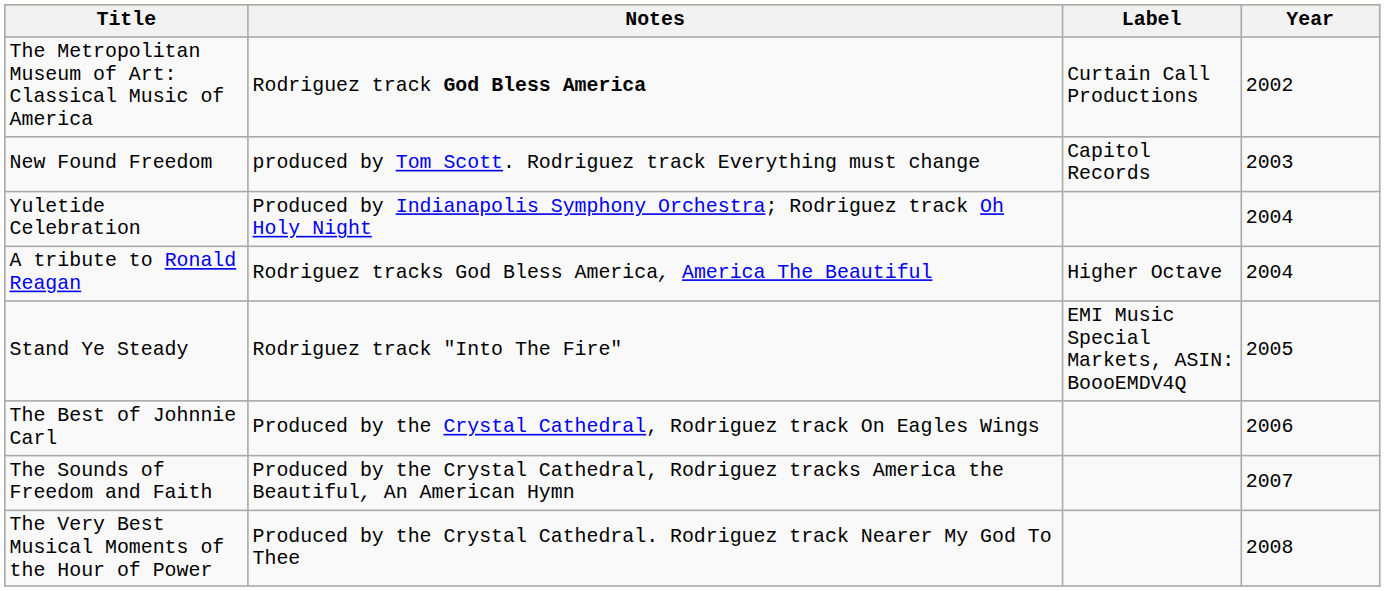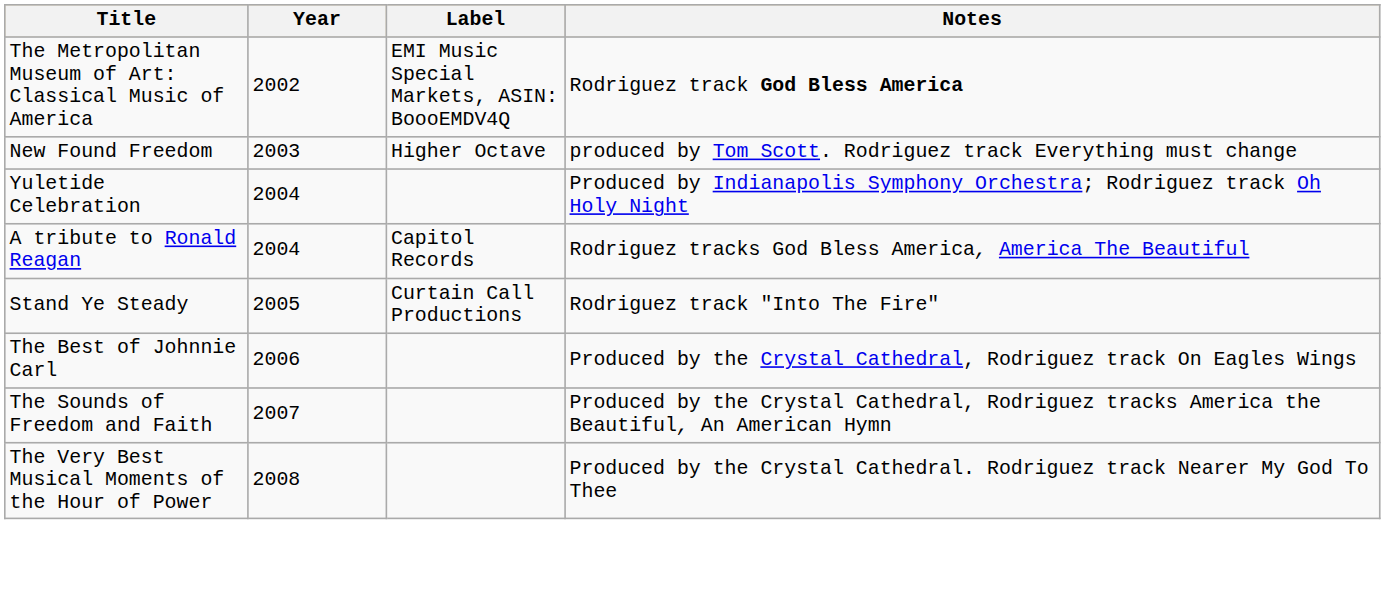columns swapped: (1310, 21) <-> (655, 21)
(1139, 87) Curtain Call Productions -> (474, 87) EMI Music Special Markets, ASIN: BoooEMDV4Q
(1109, 164) Capitol Records -> (468, 153) Higher Octave
(1145, 274) Higher Octave -> (433, 251) Capitol Records
(1151, 351) EMI Music Special Markets, ASIN: BoooEMDV4Q -> (463, 306) Curtain Call Productions
